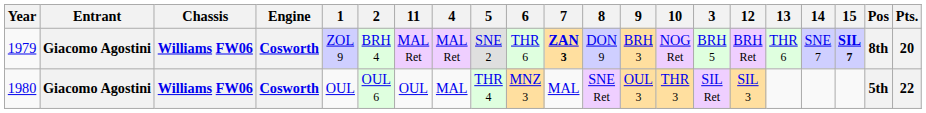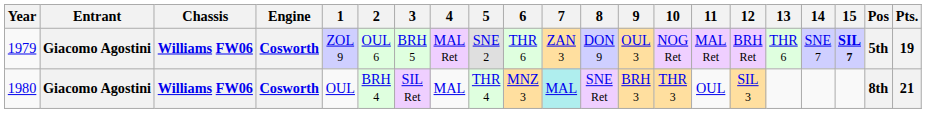columns swapped: (712, 16) <-> (413, 16)
(376, 48) BRH 4 -> (376, 48) OUL 6
(564, 48) bold -> (561, 48) normal
(638, 48) BRH 3 -> (636, 48) OUL 3
(878, 48) 8th -> (878, 48) 5th
(907, 48) 20 -> (907, 48) 19
(376, 88) OUL 6 -> (376, 88) BRH 4
(564, 88) no background -> (561, 88) paleturquoise background
(638, 88) OUL 3 -> (636, 88) BRH 3
(878, 88) 5th -> (878, 88) 8th
(907, 88) 22 -> (907, 88) 21
